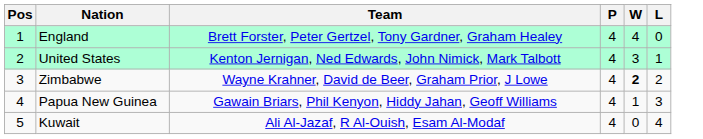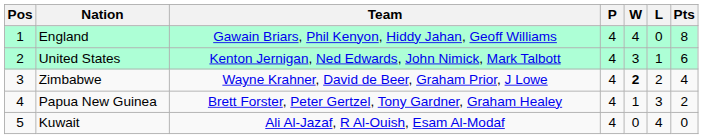+ column: (684, 15)
(385, 36) Brett Forster, Peter Gertzel, Tony Gardner, Graham Healey -> (385, 36) Gawain Briars, Phil Kenyon, Hiddy Jahan, Geoff Williams
(385, 101) Gawain Briars, Phil Kenyon, Hiddy Jahan, Geoff Williams -> (385, 101) Brett Forster, Peter Gertzel, Tony Gardner, Graham Healey
